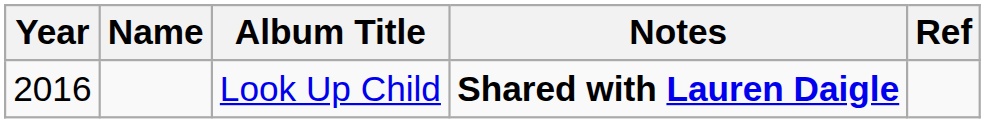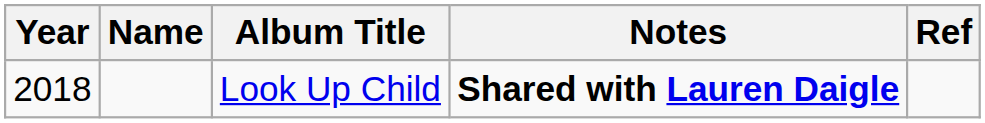(52, 88) 2016 -> (52, 88) 2018
